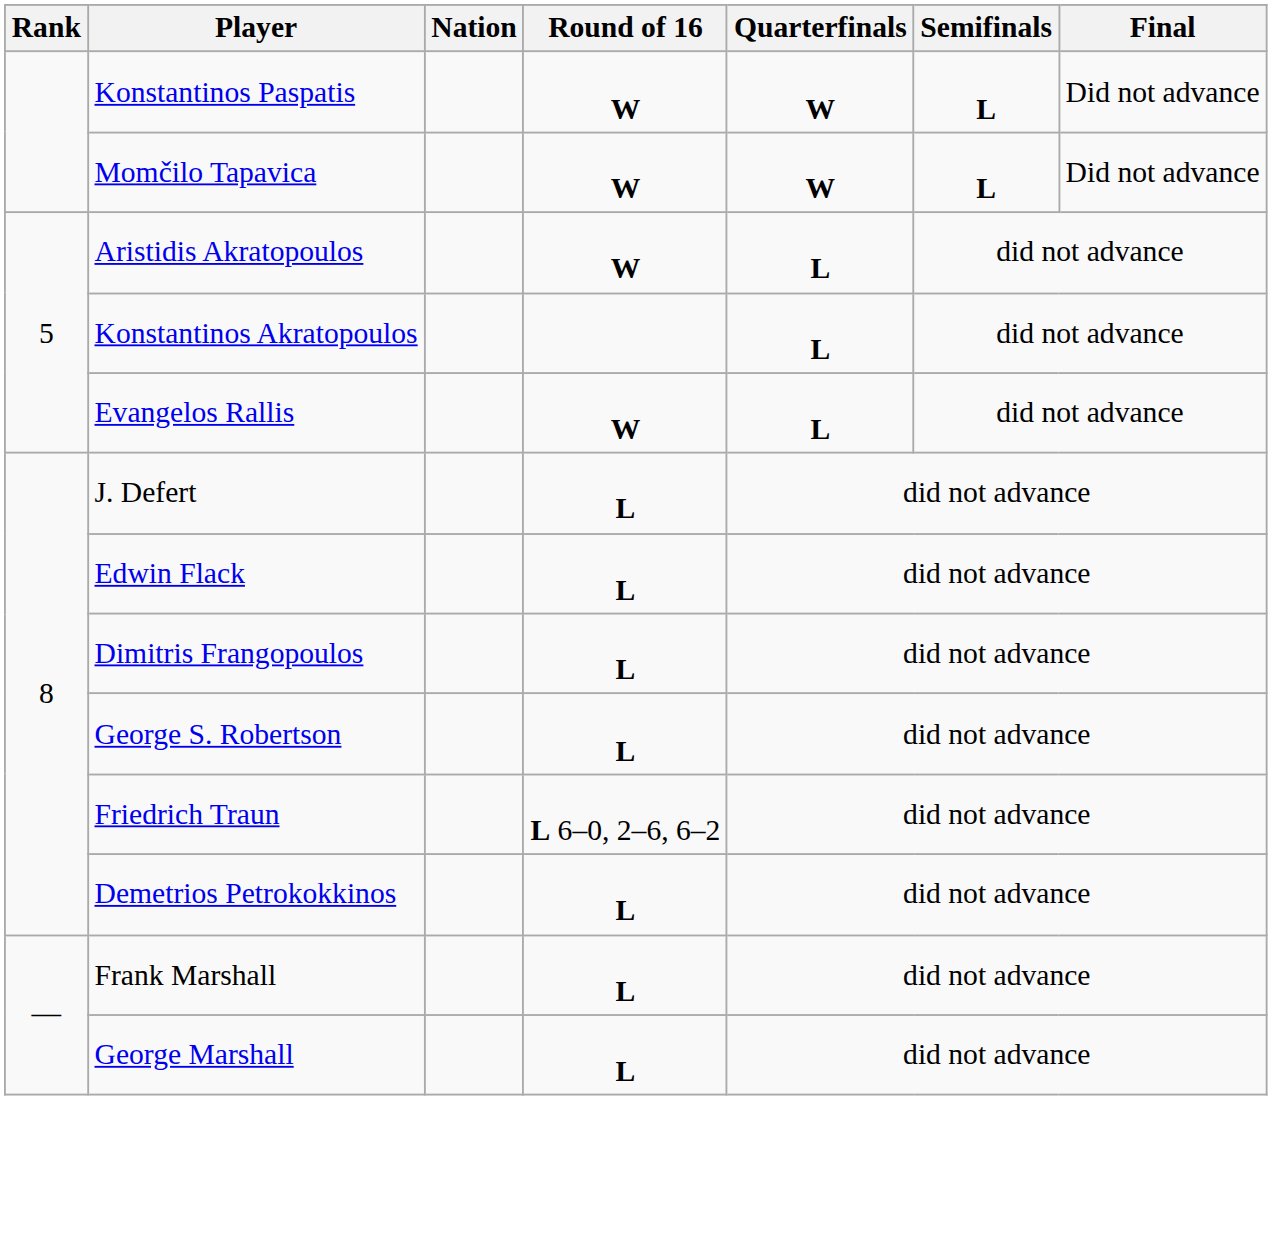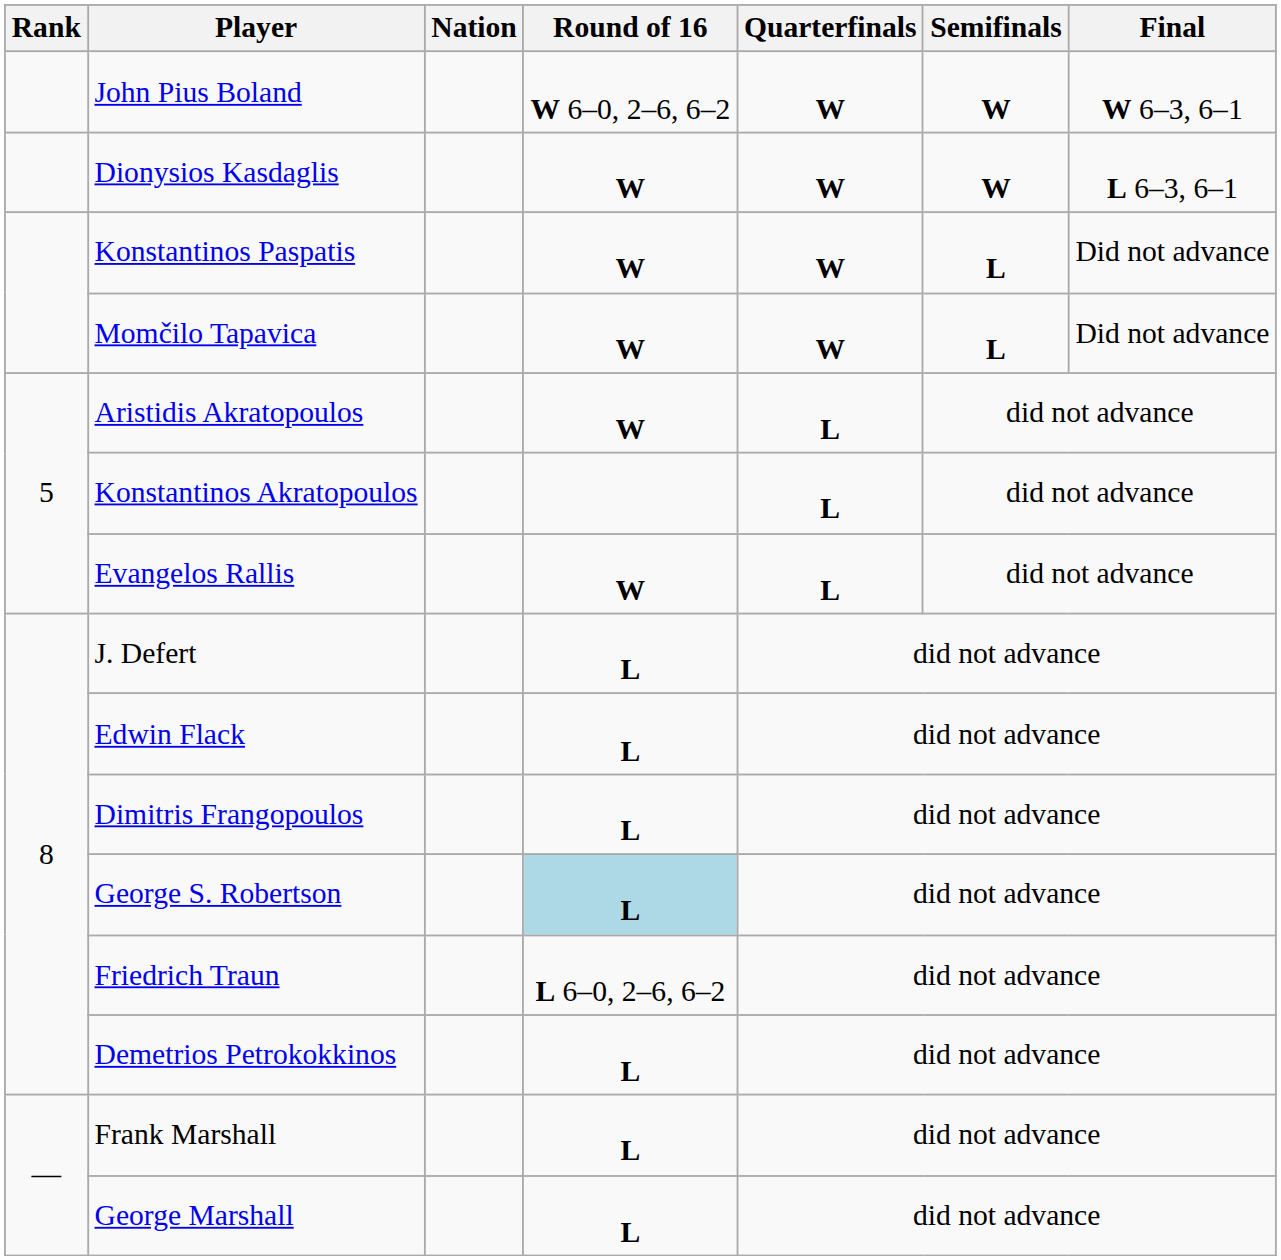+ row: (198, 91)
+ row: (217, 171)
(625, 750) no background -> (630, 910) lightblue background
